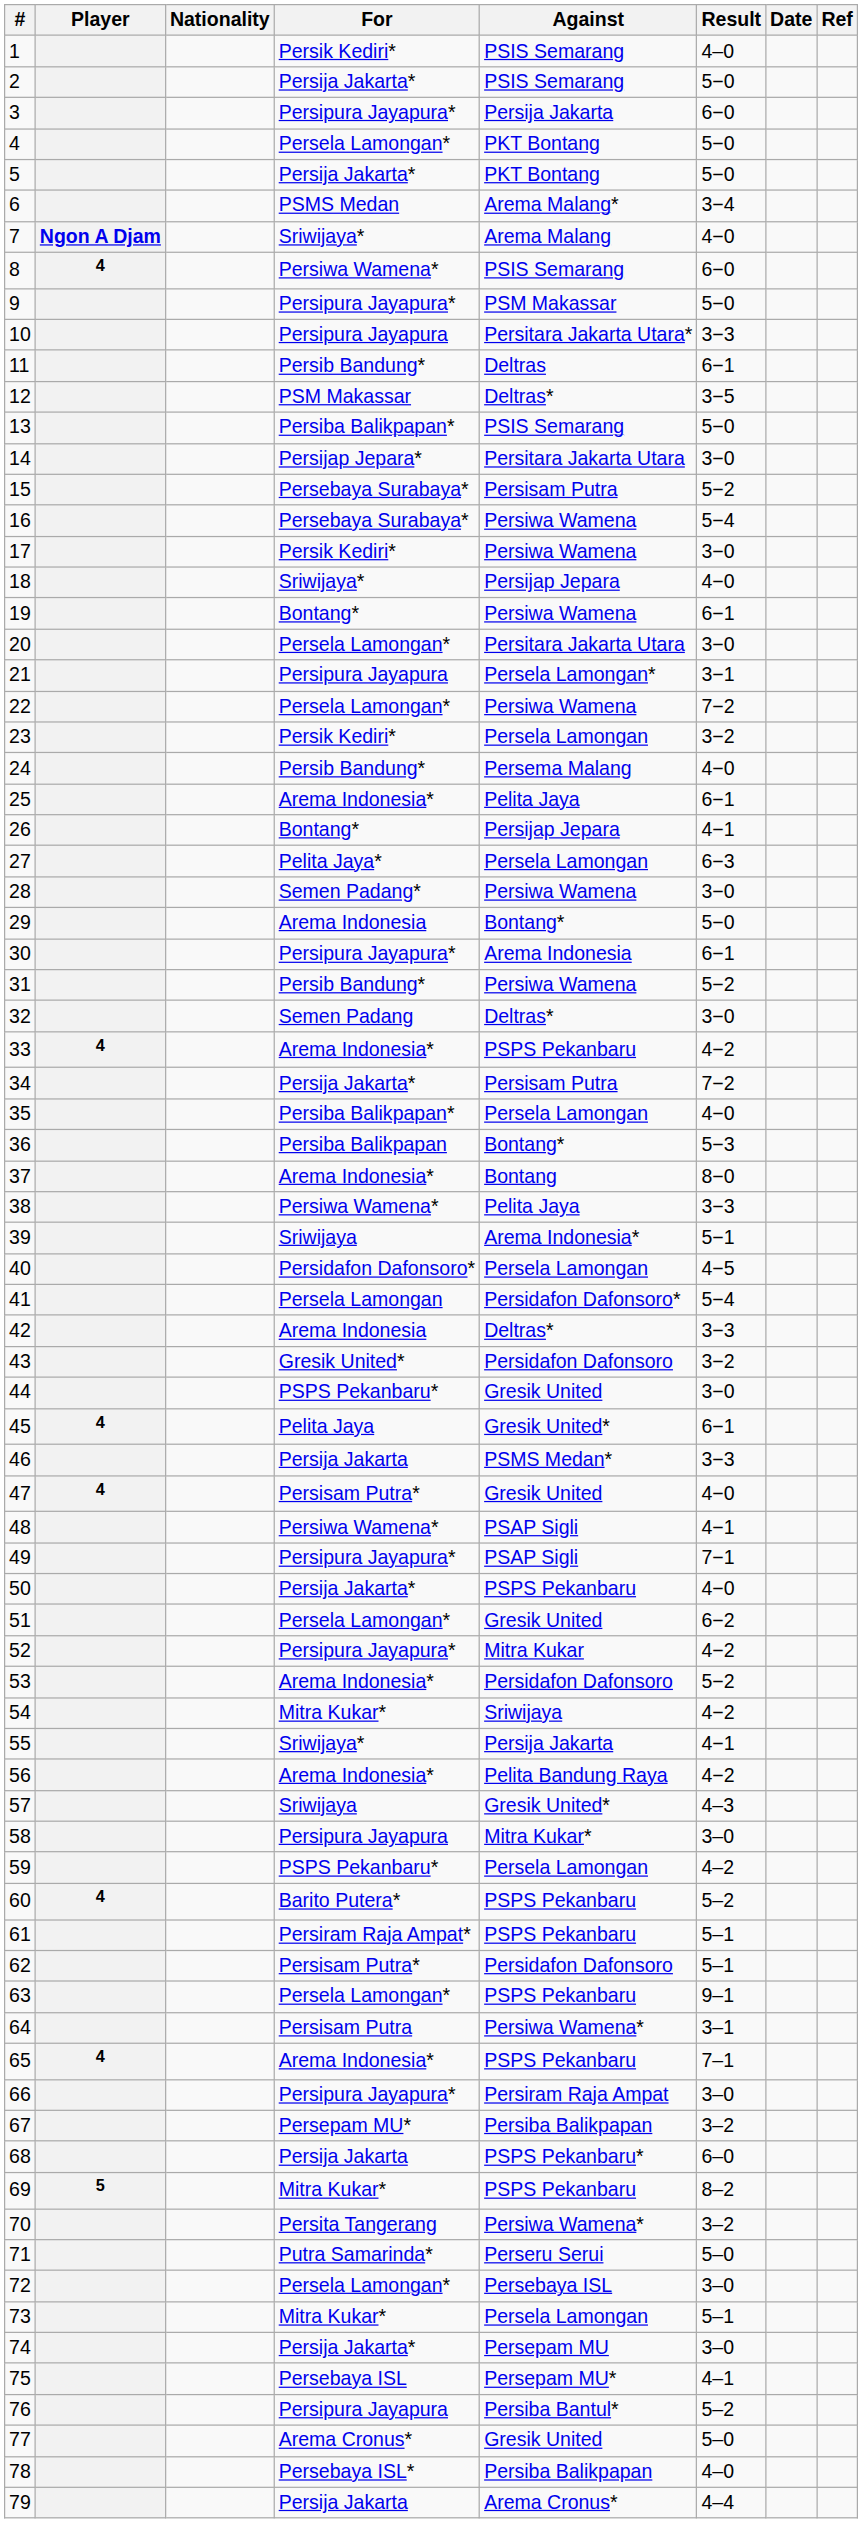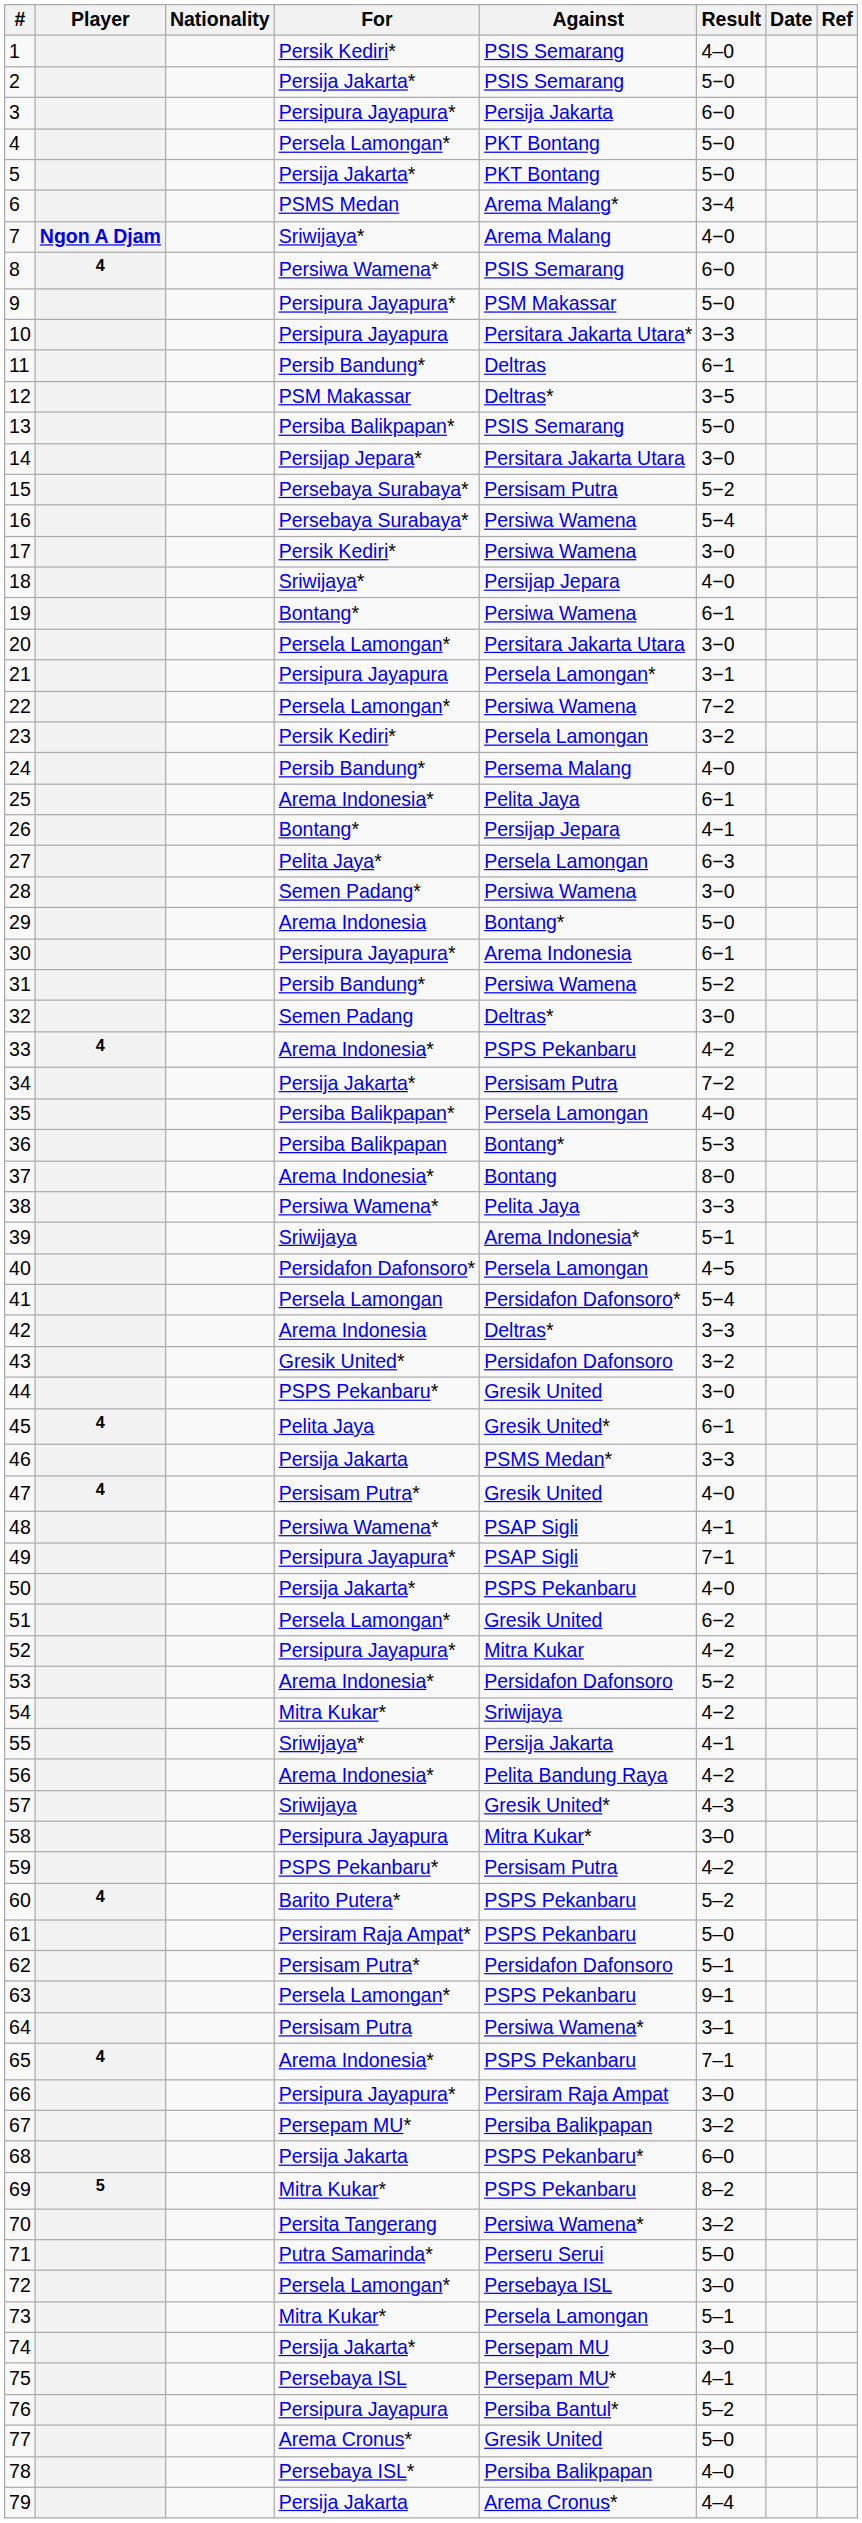(566, 1867) Persela Lamongan -> (551, 1867) Persisam Putra
(718, 1934) 5–1 -> (718, 1934) 5–0
